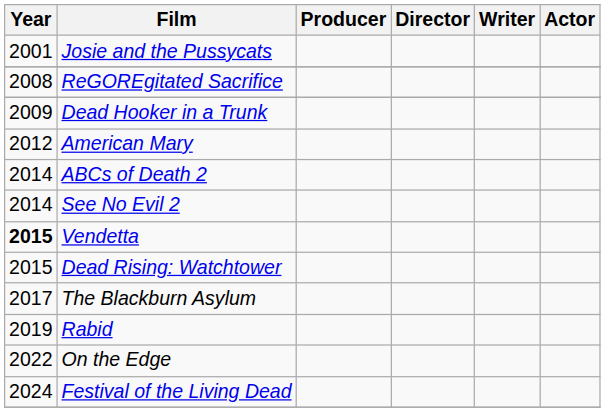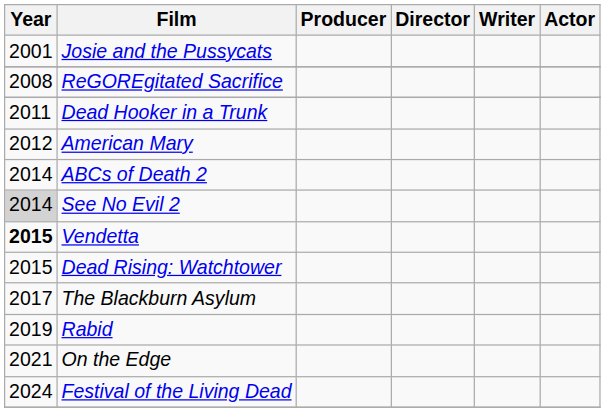(31, 112) 2009 -> (30, 112) 2011
(31, 205) no background -> (31, 205) lightgrey background
(31, 360) 2022 -> (31, 360) 2021
